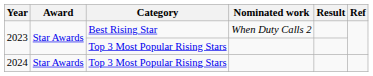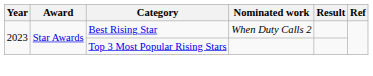- row: (17, 63)
